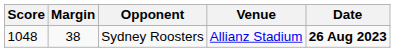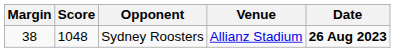columns swapped: (73, 15) <-> (26, 15)
